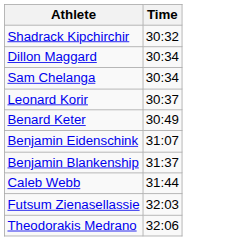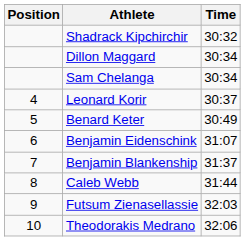+ column: (34, 15)
